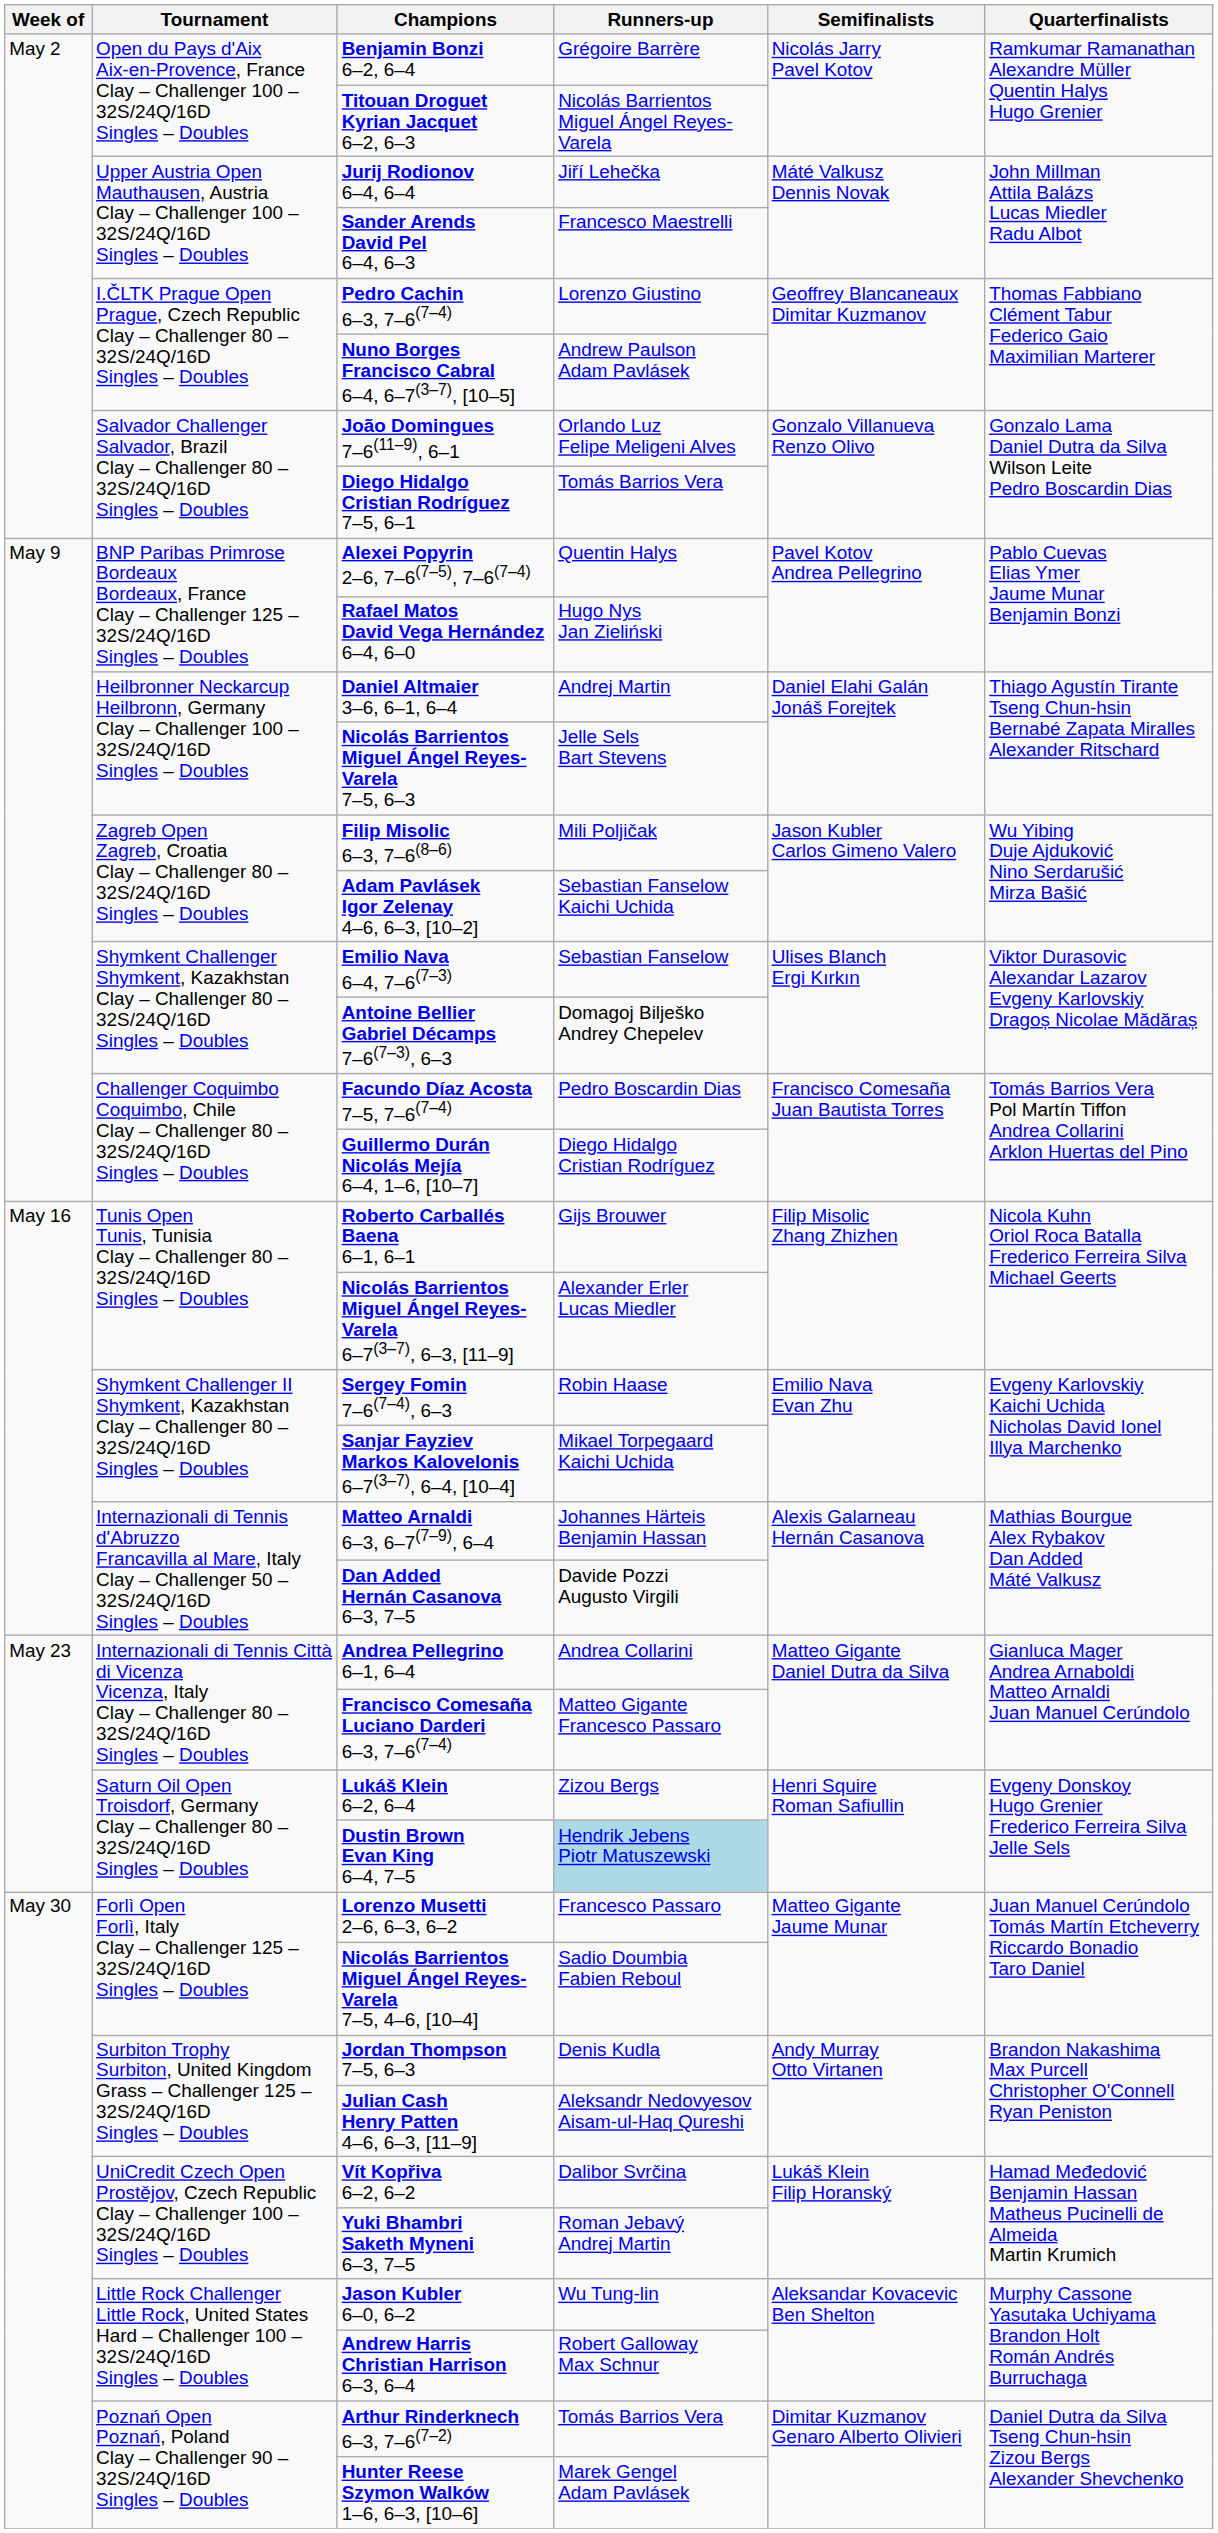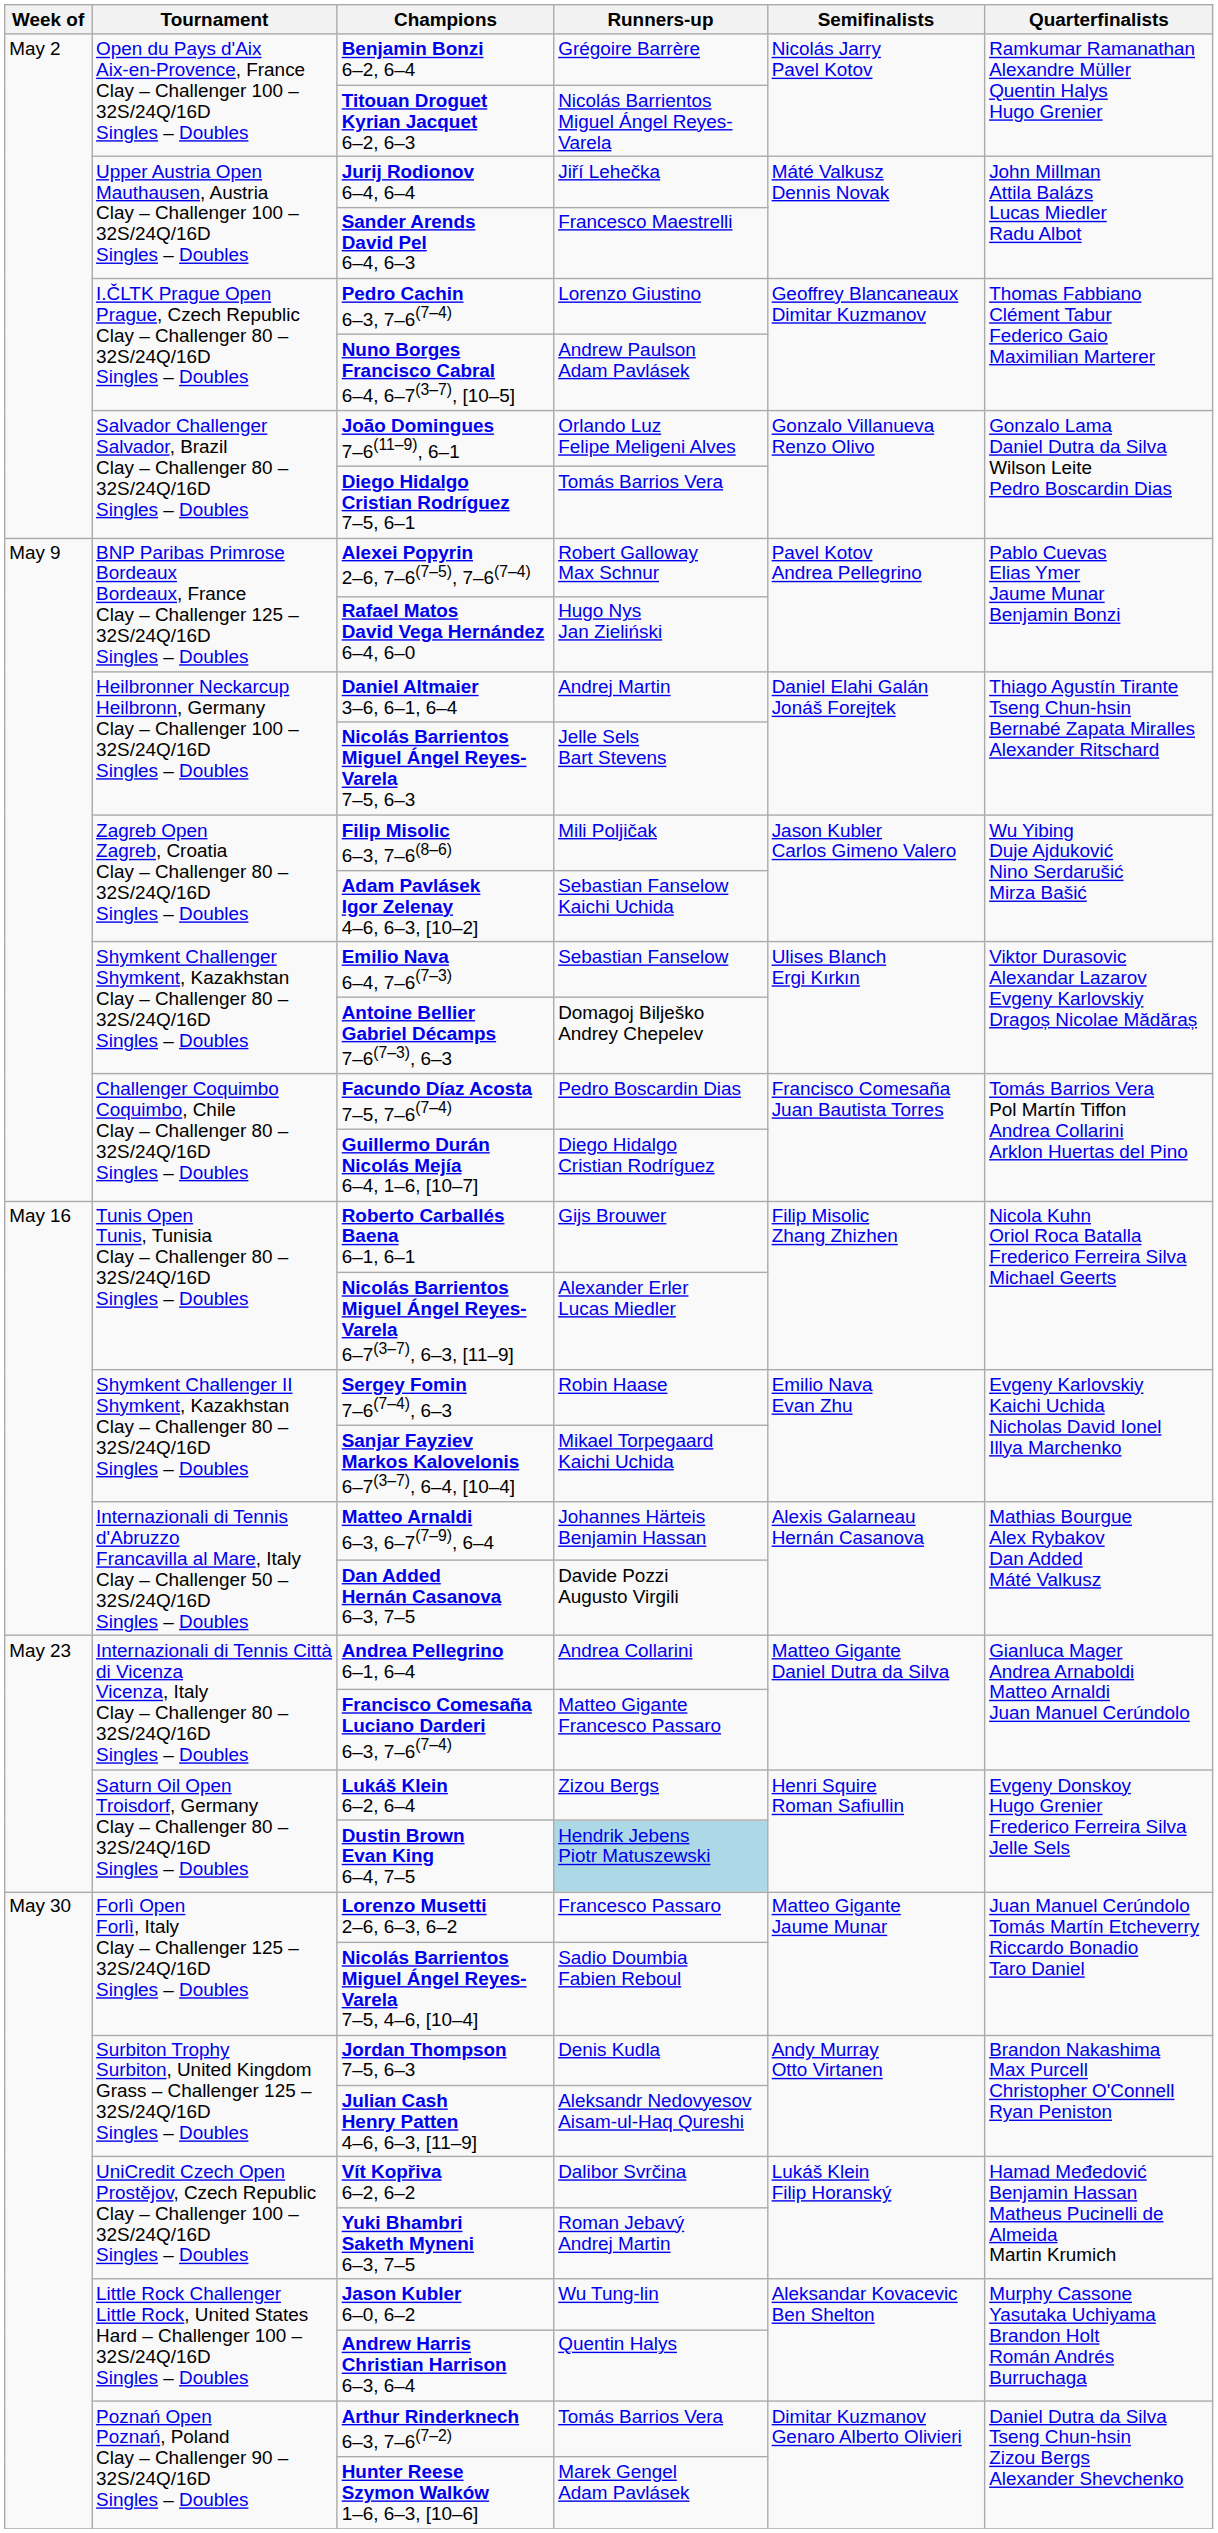(618, 552) Quentin Halys -> (628, 563) Robert Galloway Max Schnur
(628, 2355) Robert Galloway Max Schnur -> (618, 2344) Quentin Halys
